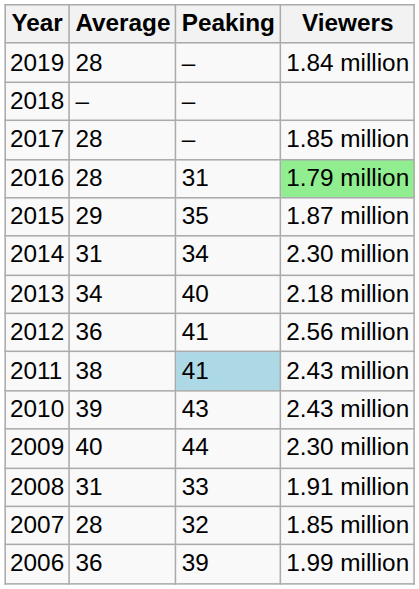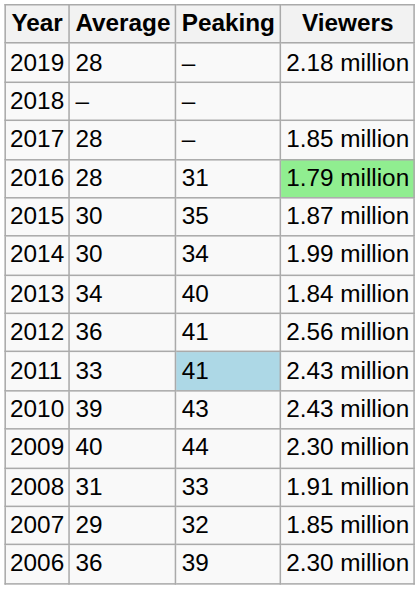(348, 62) 1.84 million -> (348, 62) 2.18 million
(89, 216) 29 -> (89, 216) 30
(89, 255) 31 -> (89, 255) 30
(348, 255) 2.30 million -> (348, 255) 1.99 million
(348, 293) 2.18 million -> (348, 293) 1.84 million
(89, 370) 38 -> (89, 370) 33
(89, 525) 28 -> (89, 525) 29
(348, 563) 1.99 million -> (348, 563) 2.30 million
